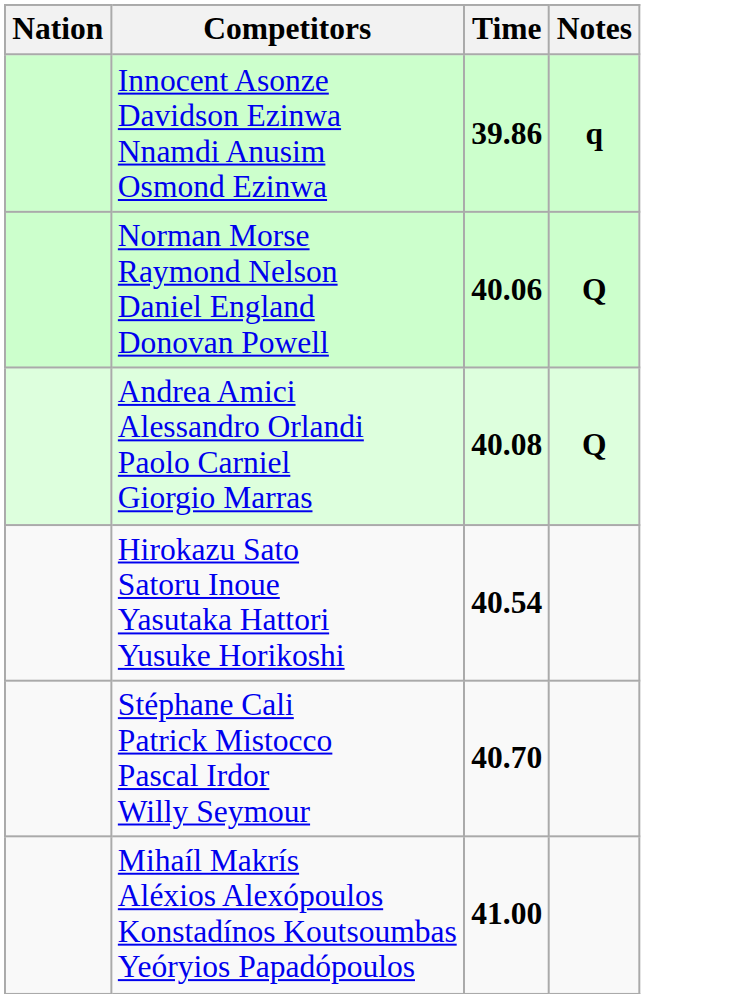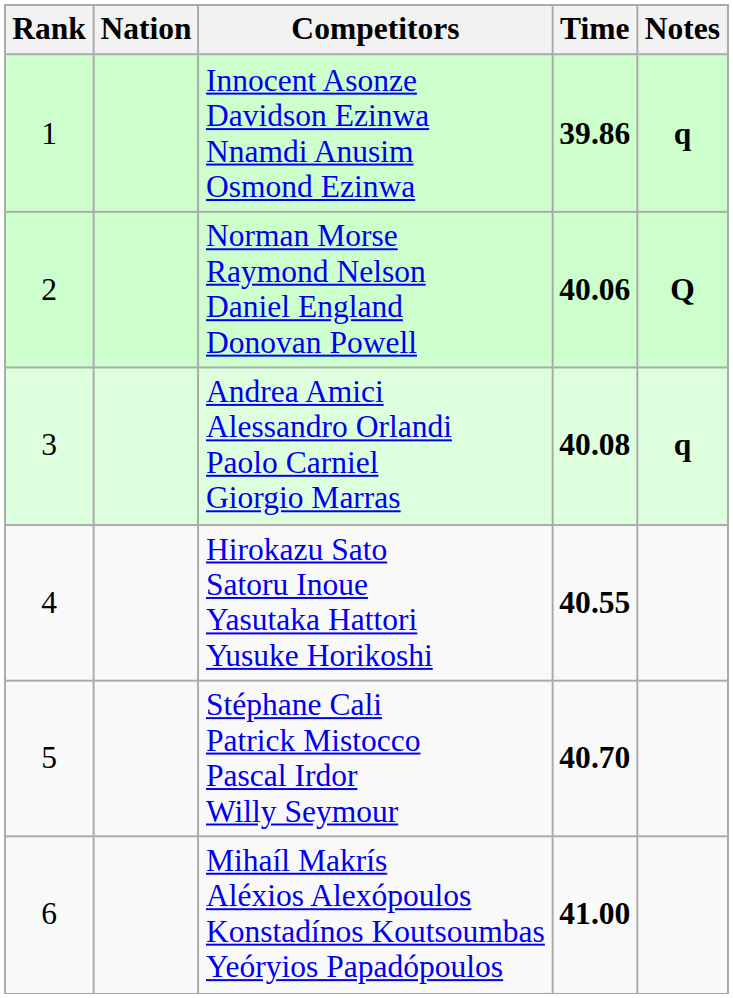+ column: (49, 29)
(594, 445) Q -> (682, 445) q
(507, 601) 40.54 -> (595, 601) 40.55
